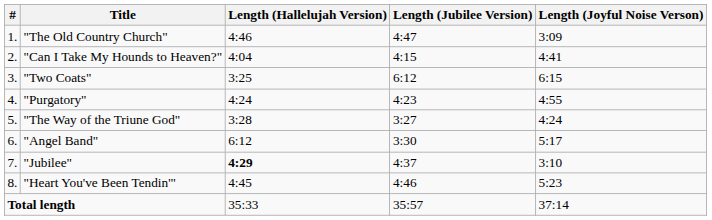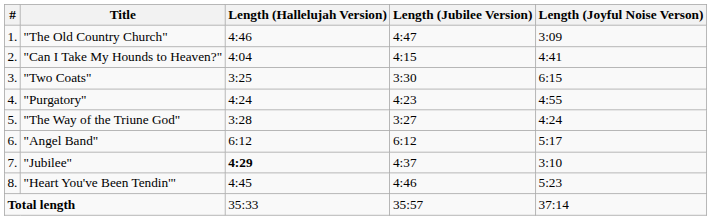(405, 78) 6:12 -> (405, 78) 3:30
(405, 141) 3:30 -> (405, 141) 6:12
